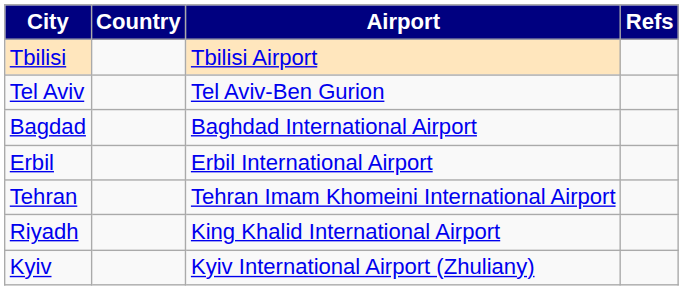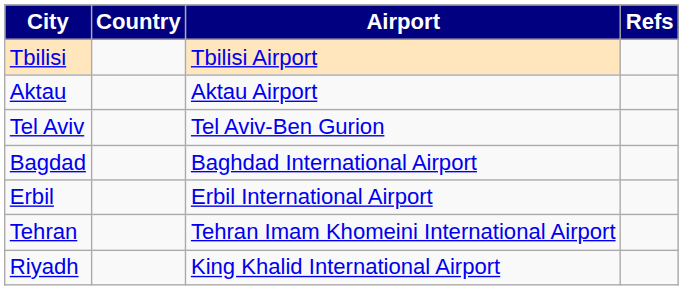+ row: (38, 92)
- row: (31, 267)
